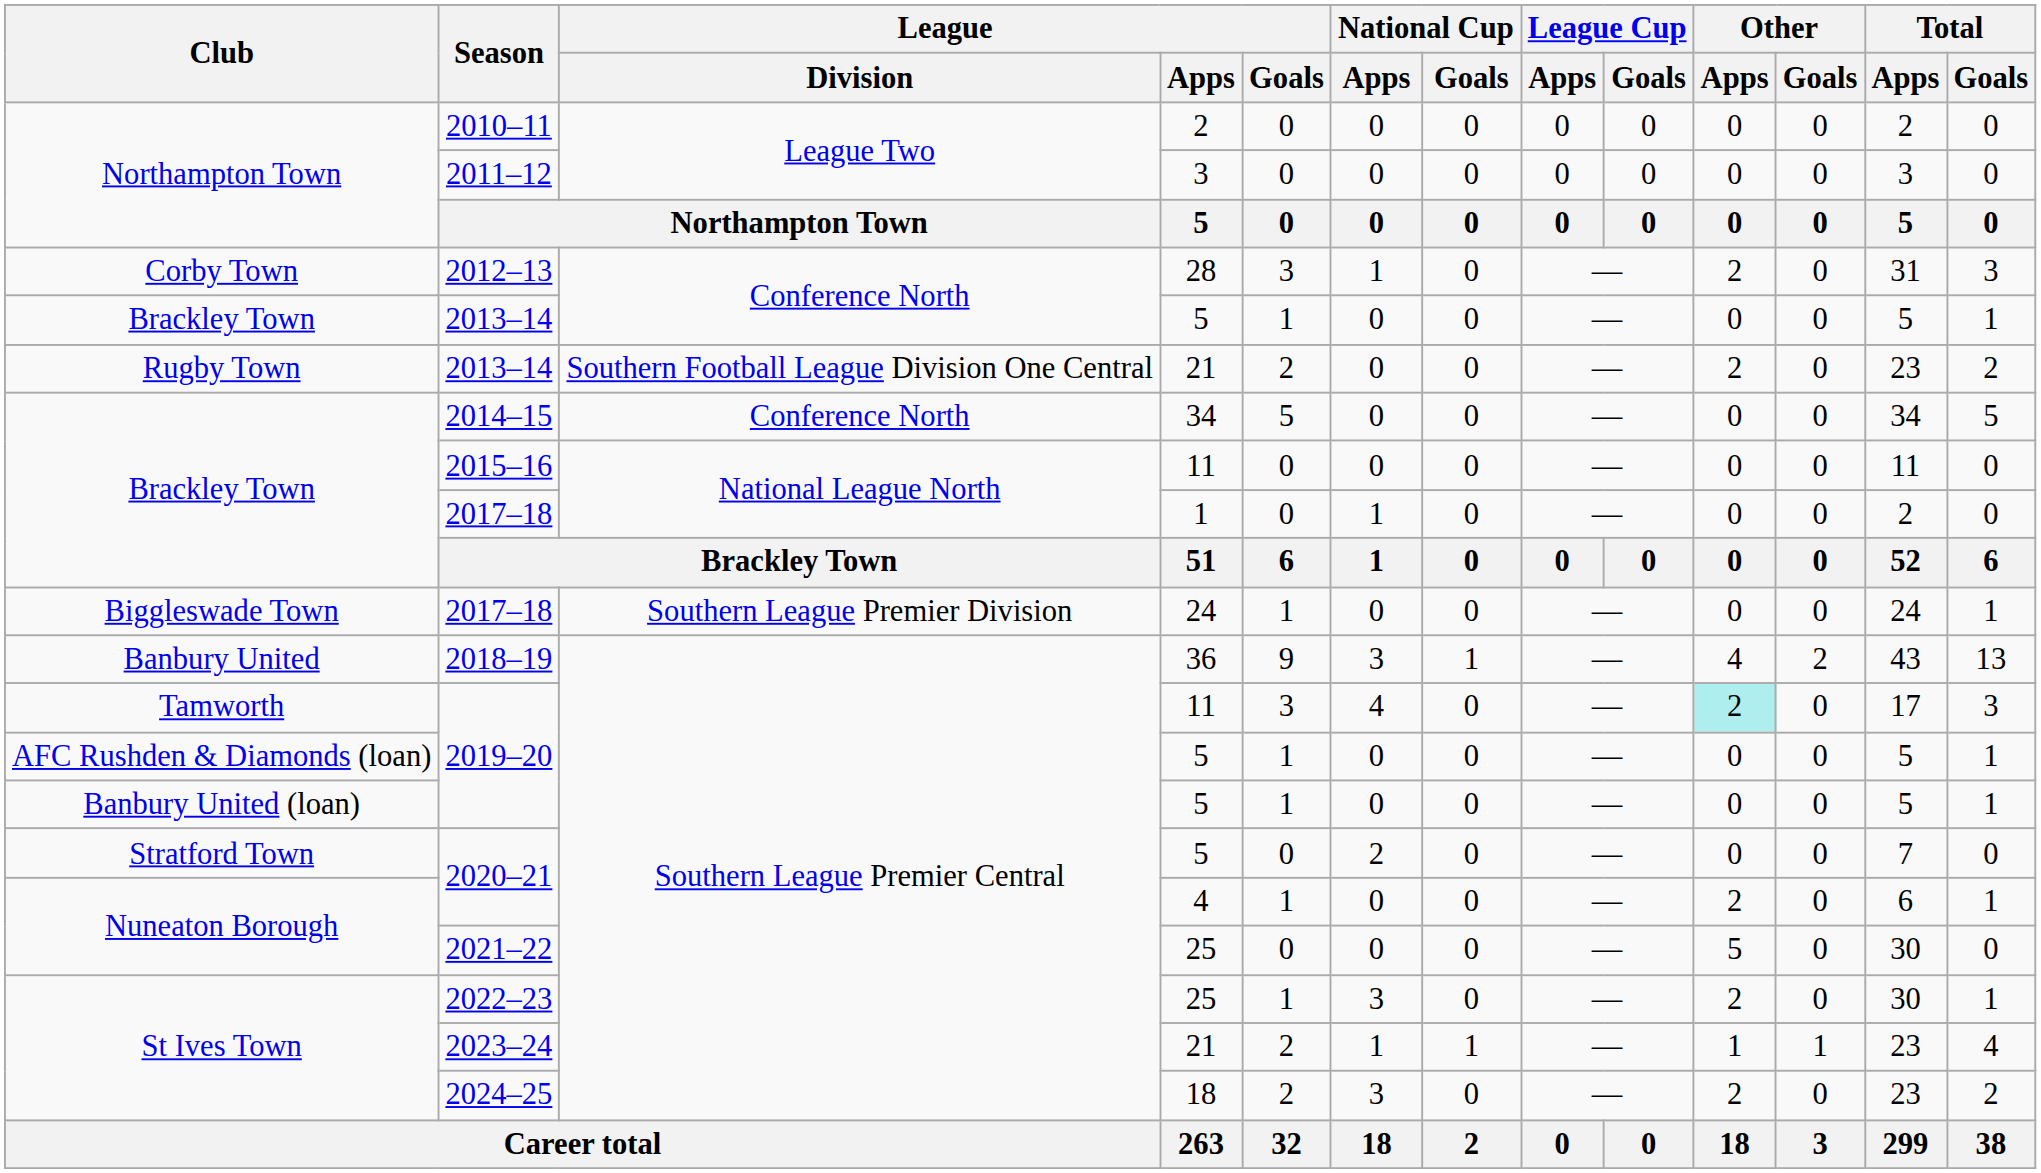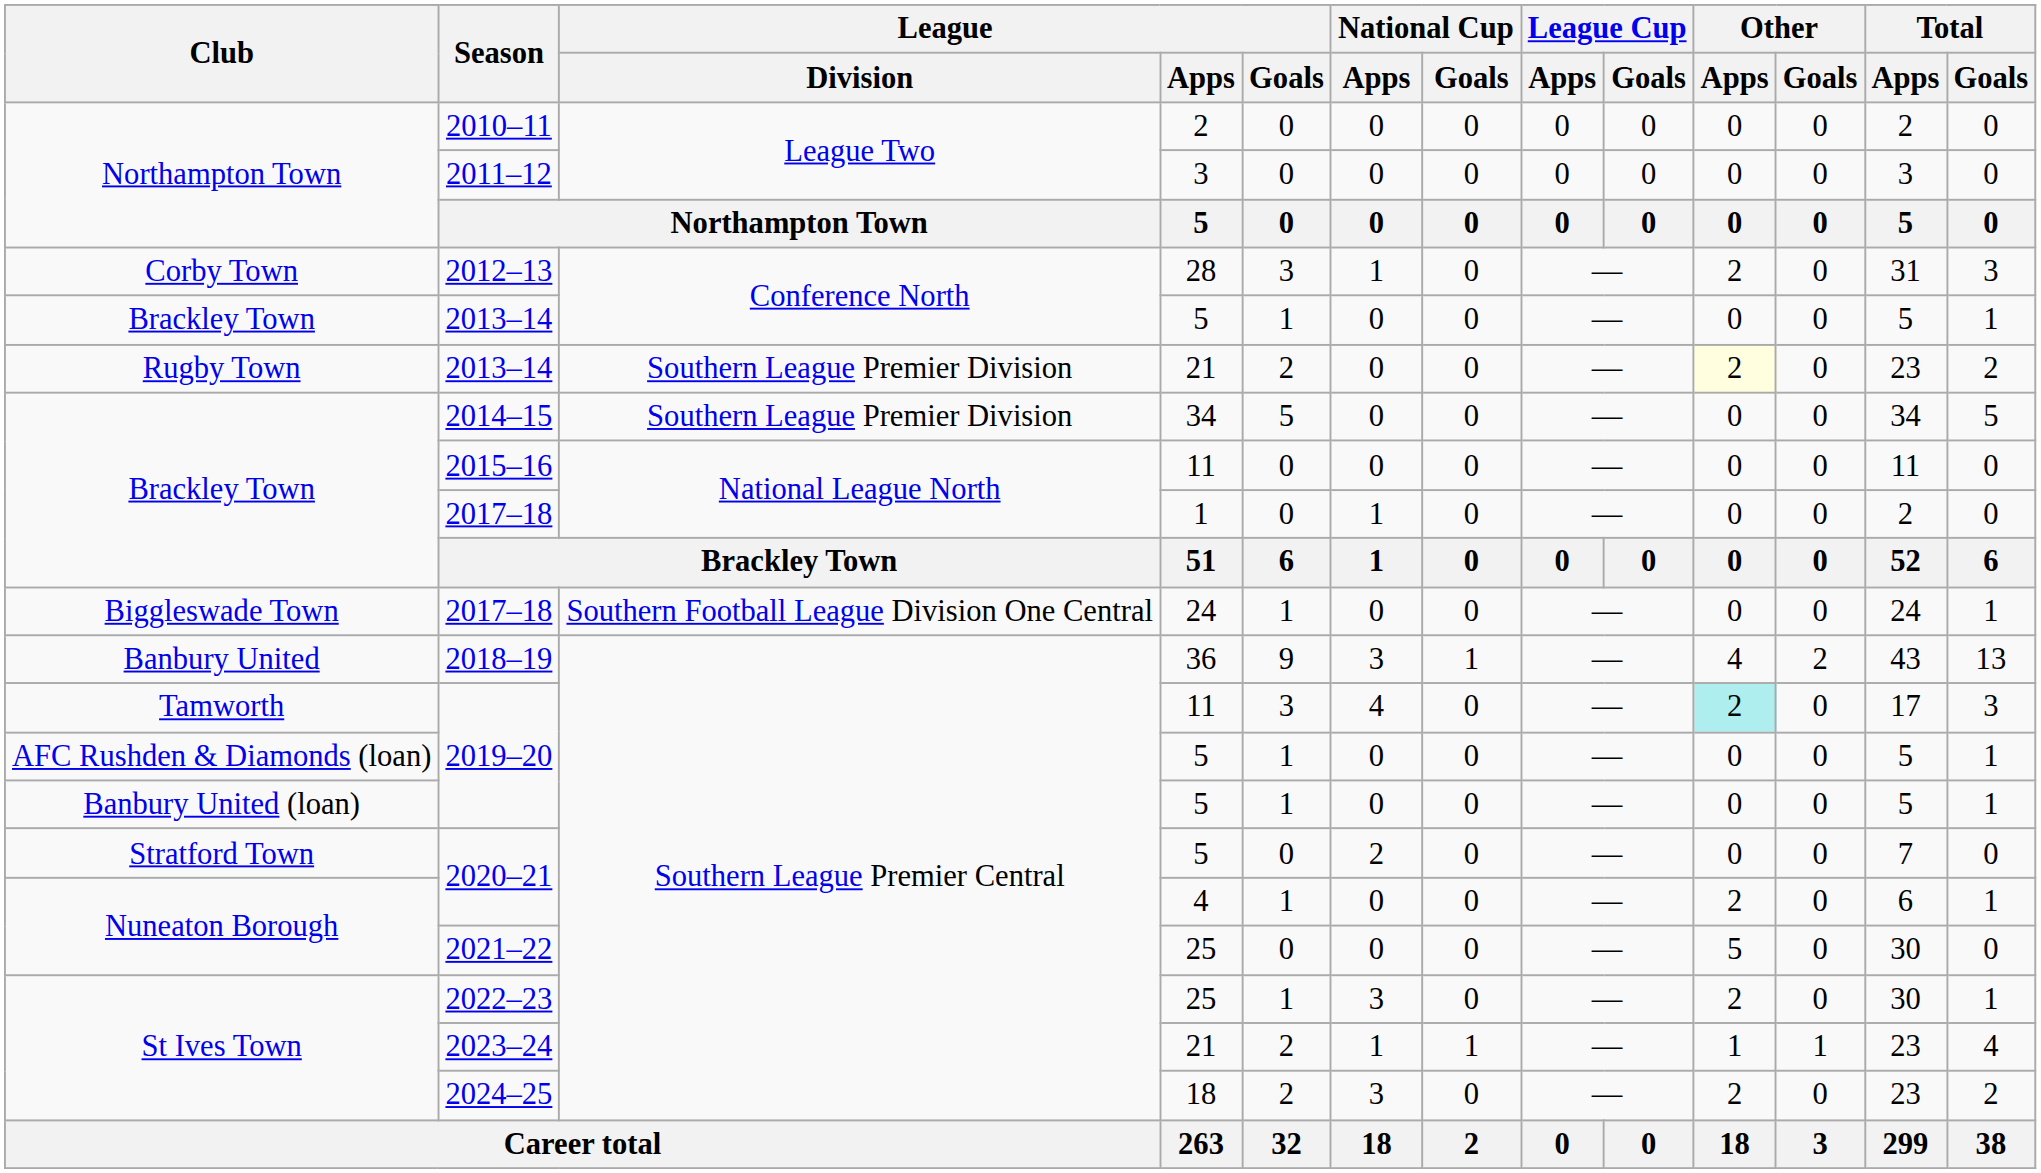(860, 367) Southern Football League Division One Central -> (860, 367) Southern League Premier Division
(1735, 367) no background -> (1735, 367) lightyellow background
(860, 416) Conference North -> (860, 416) Southern League Premier Division
(860, 610) Southern League Premier Division -> (860, 610) Southern Football League Division One Central
